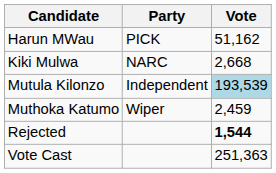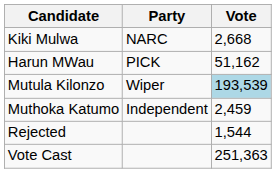rows swapped: (43, 62) <-> (51, 39)
(167, 86) Independent -> (145, 86) Wiper
(145, 109) Wiper -> (167, 109) Independent
(233, 132) bold -> (233, 132) normal
